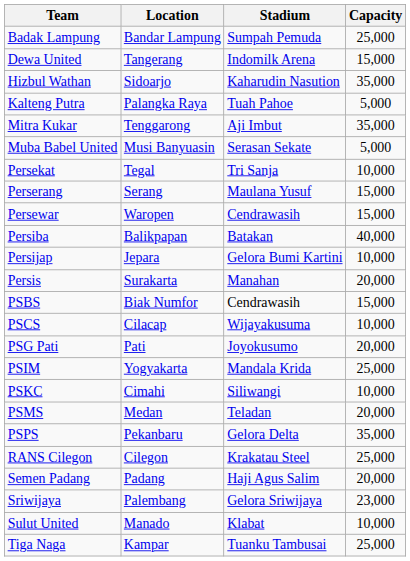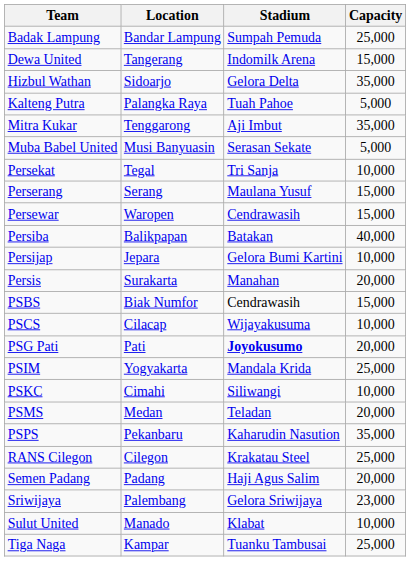(284, 81) Kaharudin Nasution -> (263, 81) Gelora Delta
(262, 346) normal -> (265, 346) bold
(263, 434) Gelora Delta -> (284, 434) Kaharudin Nasution
